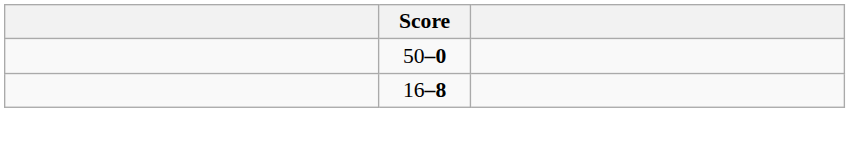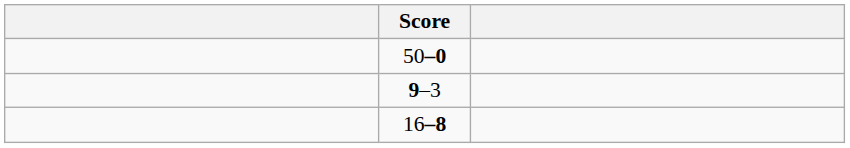+ row: (425, 90)
